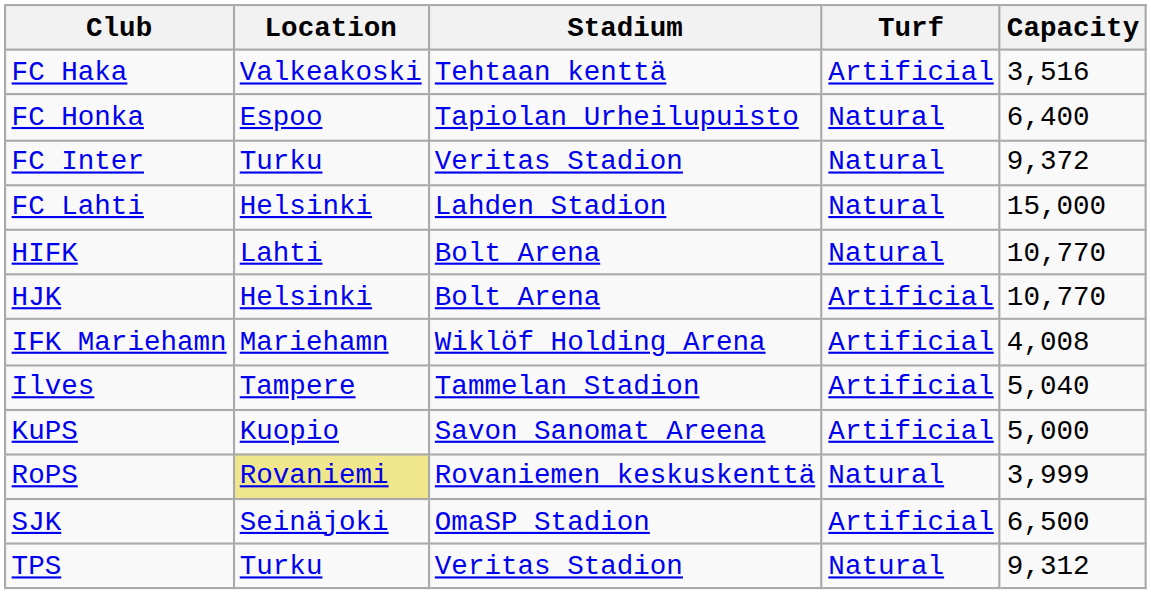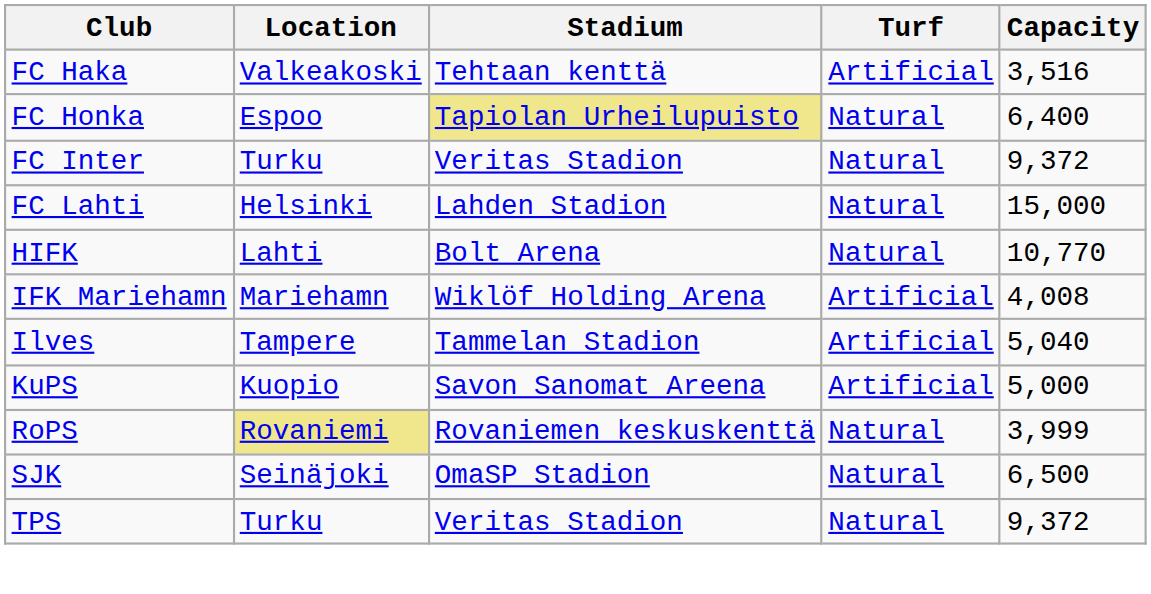(617, 117) no background -> (617, 117) khaki background
- row: (36, 297)
(911, 522) Artificial -> (886, 477) Natural
(1048, 567) 9,312 -> (1048, 522) 9,372
